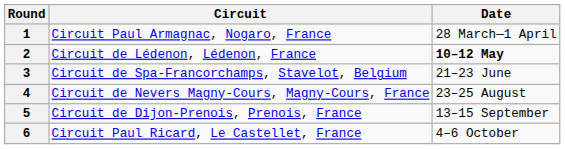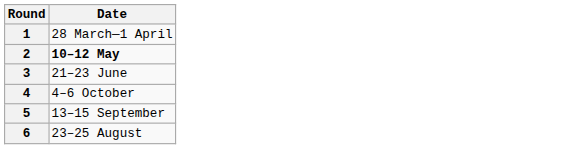- column: (241, 15)
(481, 94) 23–25 August -> (93, 94) 4–6 October
(477, 134) 4–6 October -> (97, 134) 23–25 August
